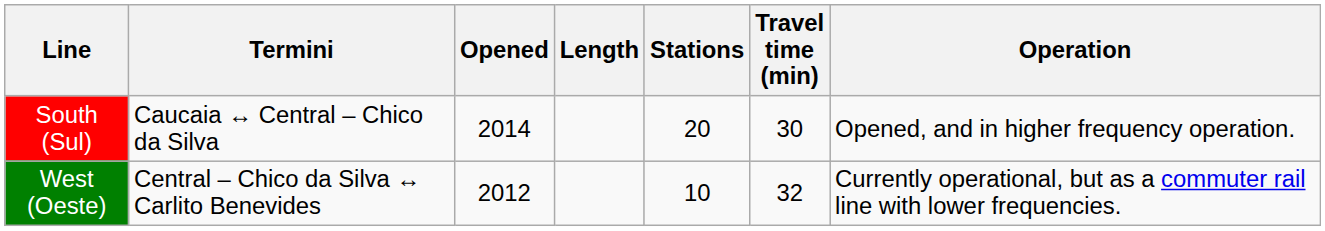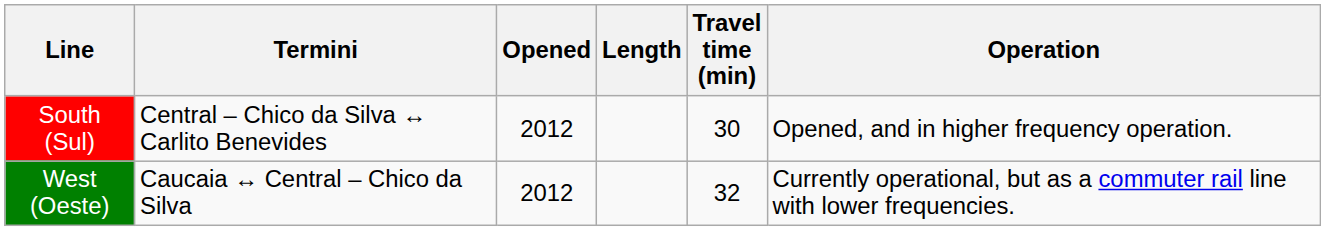- column: (697, 50)
(279, 128) Caucaia ↔ Central – Chico da Silva -> (283, 128) Central – Chico da Silva ↔ Carlito Benevides
(504, 128) 2014 -> (547, 128) 2012
(277, 192) Central – Chico da Silva ↔ Carlito Benevides -> (301, 192) Caucaia ↔ Central – Chico da Silva
